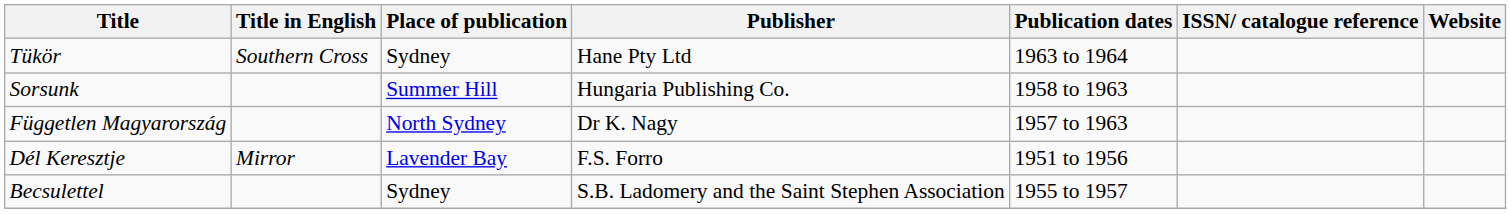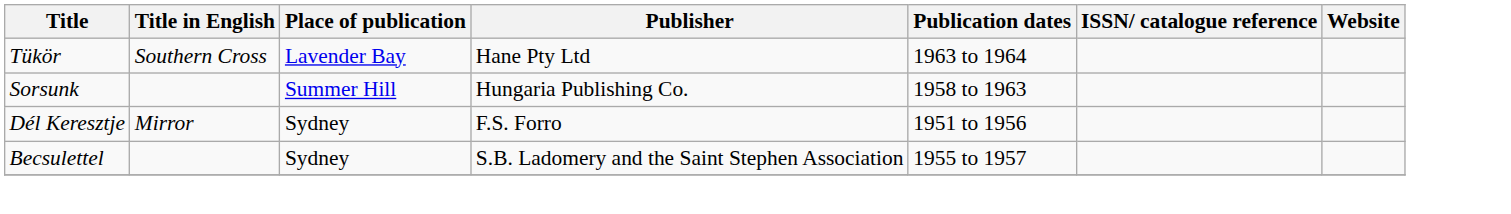(418, 55) Sydney -> (345, 55) Lavender Bay
- row: (118, 123)
(447, 157) Lavender Bay -> (317, 123) Sydney
